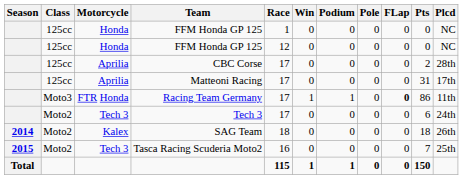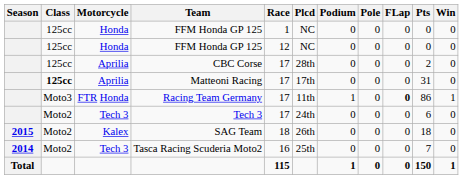columns swapped: (304, 13) <-> (445, 13)
(59, 81) normal -> (59, 81) bold
(23, 132) 2014 -> (23, 132) 2015
(23, 149) 2015 -> (23, 149) 2014
